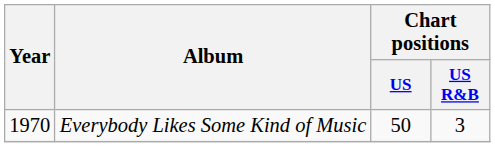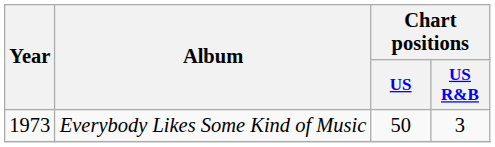(30, 125) 1970 -> (30, 125) 1973
